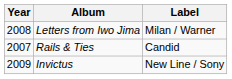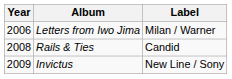(19, 30) 2008 -> (19, 30) 2006
(19, 47) 2007 -> (19, 47) 2008
